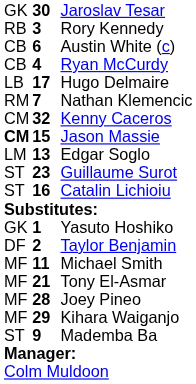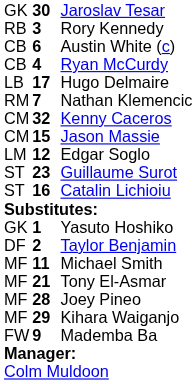(17, 137) bold -> (17, 137) normal
(41, 155) 13 -> (41, 155) 12
(14, 335) ST -> (17, 335) FW
